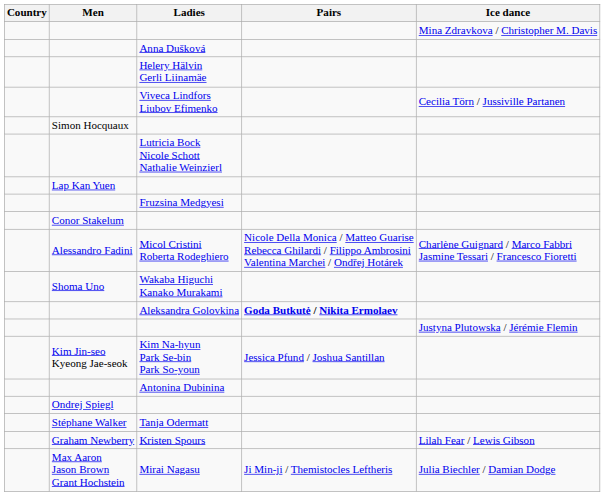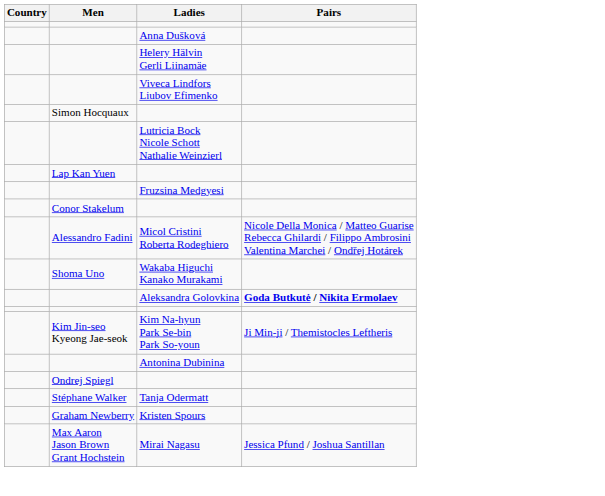- column: (508, 13)
(314, 357) Jessica Pfund / Joshua Santillan -> (318, 332) Ji Min-ji / Themistocles Leftheris
(318, 470) Ji Min-ji / Themistocles Leftheris -> (314, 445) Jessica Pfund / Joshua Santillan
